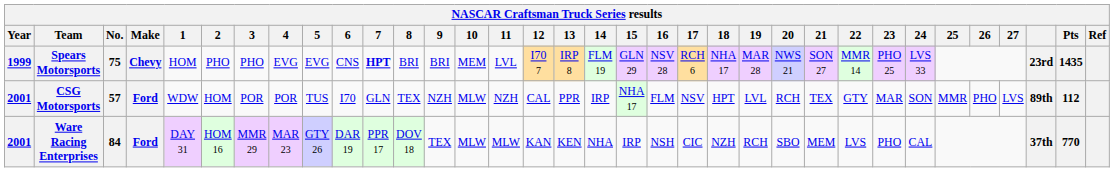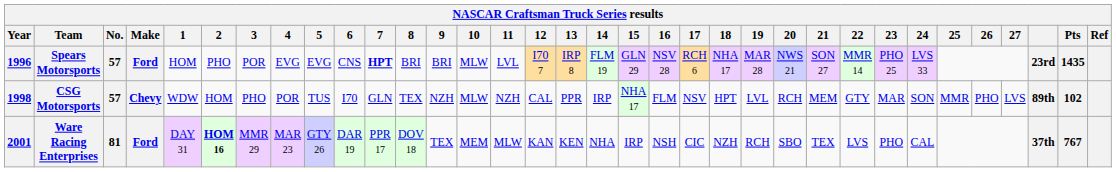(19, 63) 1999 -> (19, 63) 1996
(115, 63) 75 -> (115, 63) 57
(145, 63) Chevy -> (145, 63) Ford
(252, 63) PHO -> (254, 63) POR
(472, 63) MEM -> (474, 63) MLW
(19, 98) 2001 -> (19, 98) 1998
(145, 98) Ford -> (145, 98) Chevy
(252, 98) POR -> (254, 98) PHO
(821, 98) TEX -> (823, 98) MEM
(1071, 98) 112 -> (1073, 98) 102
(115, 141) 84 -> (115, 141) 81
(218, 141) normal -> (219, 141) bold
(472, 141) MLW -> (474, 141) MEM
(821, 141) MEM -> (823, 141) TEX
(1071, 141) 770 -> (1073, 141) 767
